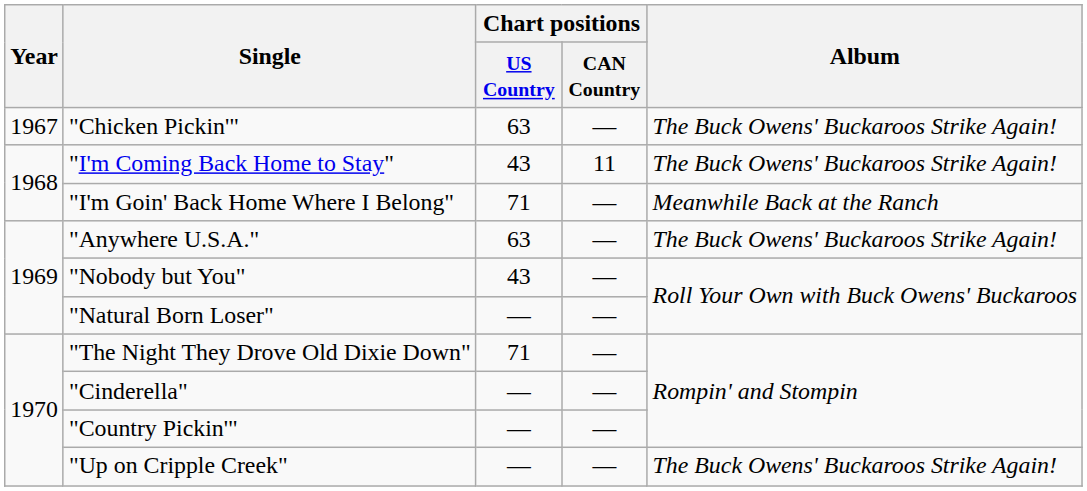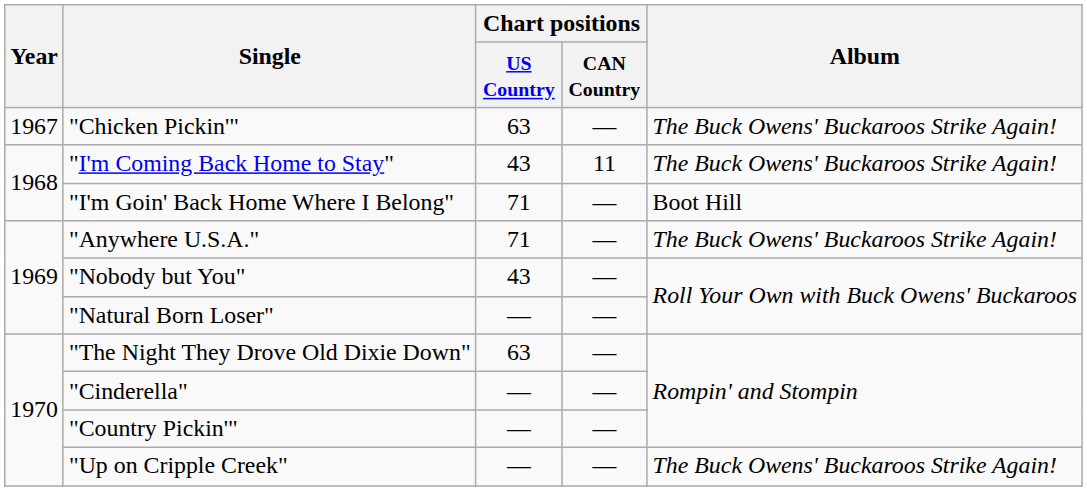(796, 201) Meanwhile Back at the Ranch -> (697, 201) Boot Hill
(519, 239) 63 -> (519, 239) 71
(519, 352) 71 -> (519, 352) 63
